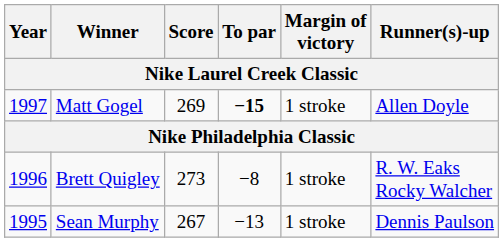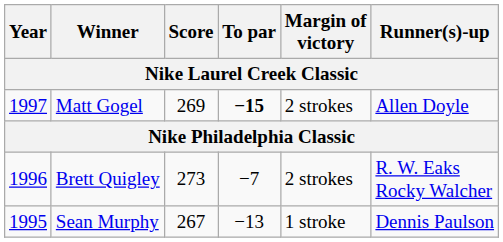(315, 105) 1 stroke -> (319, 105) 2 strokes
(249, 179) −8 -> (249, 179) −7
(315, 179) 1 stroke -> (319, 179) 2 strokes
